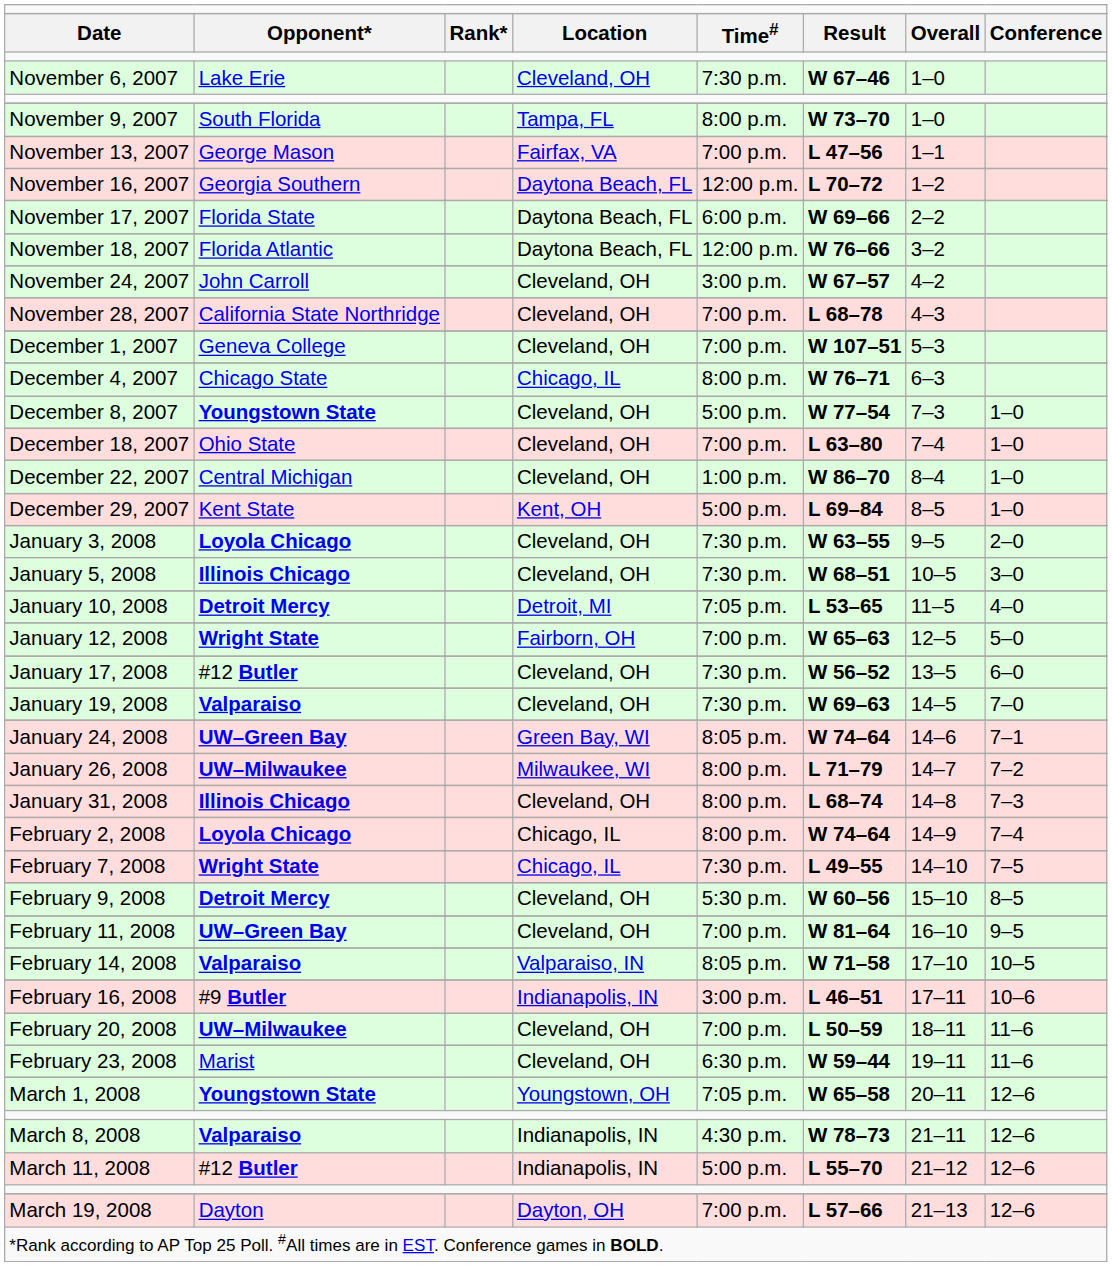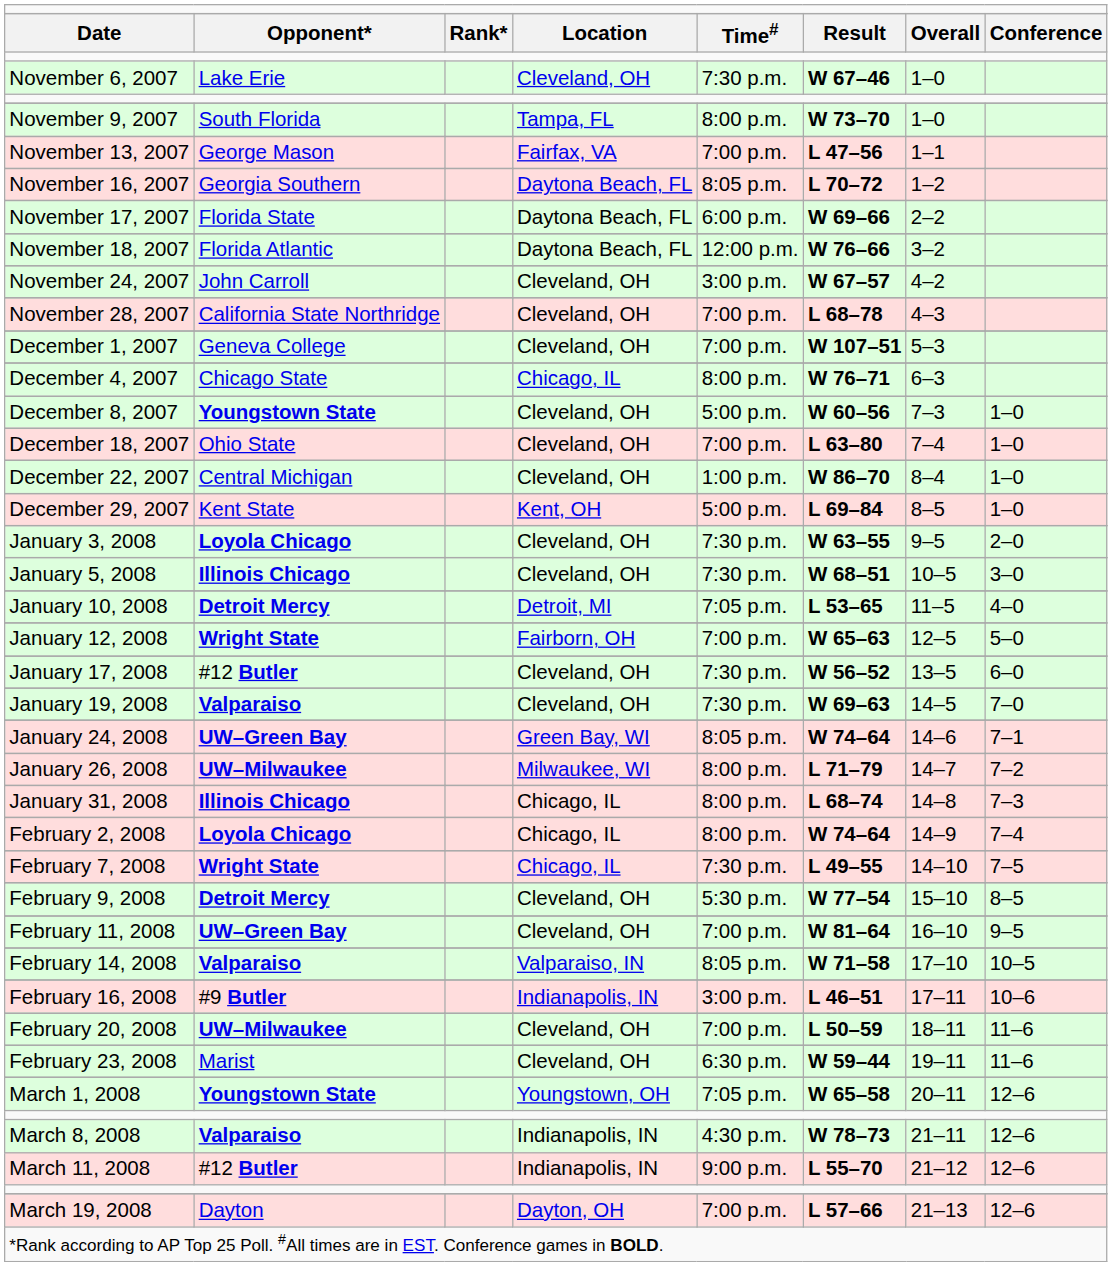(750, 184) 12:00 p.m. -> (744, 184) 8:05 p.m.
(849, 411) W 77–54 -> (849, 411) W 60–56
(584, 801) Cleveland, OH -> (569, 801) Chicago, IL
(849, 899) W 60–56 -> (849, 899) W 77–54
(744, 1168) 5:00 p.m. -> (744, 1168) 9:00 p.m.
